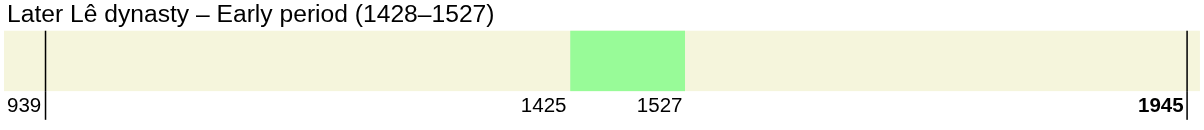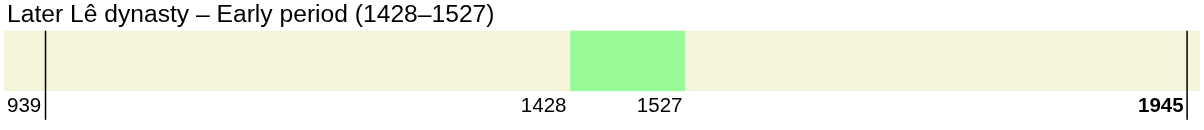(544, 105) 1425 -> (544, 105) 1428
